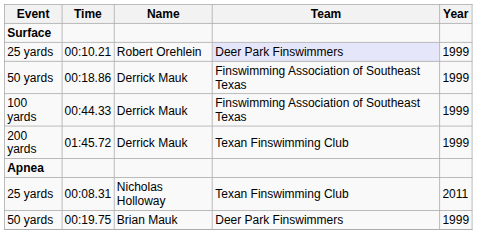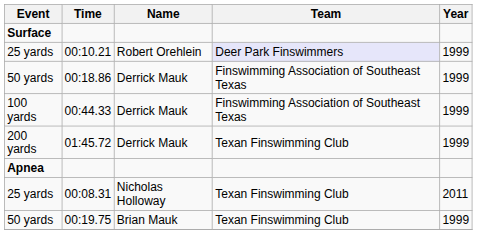(279, 220) Deer Park Finswimmers -> (282, 220) Texan Finswimming Club
